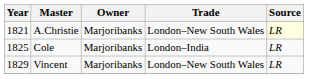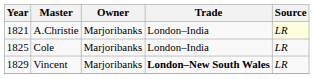(206, 30) London–New South Wales -> (178, 30) London–India
(206, 64) normal -> (209, 64) bold
